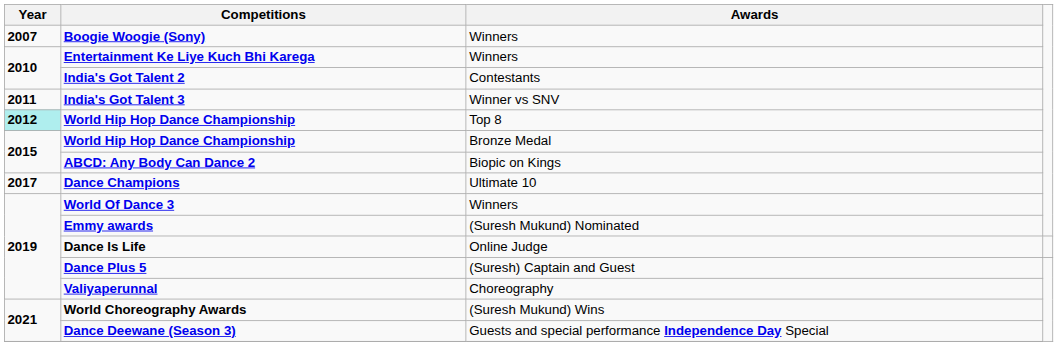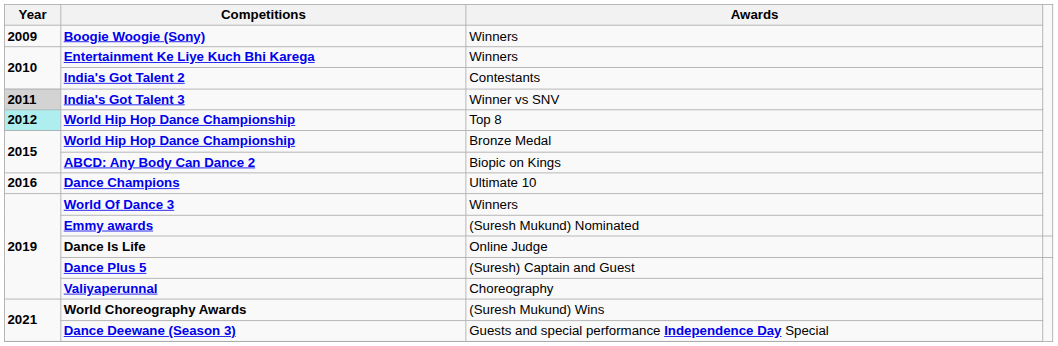(22, 36) 2007 -> (22, 36) 2009
(22, 99) no background -> (22, 99) lightgrey background
(22, 183) 2017 -> (22, 183) 2016
